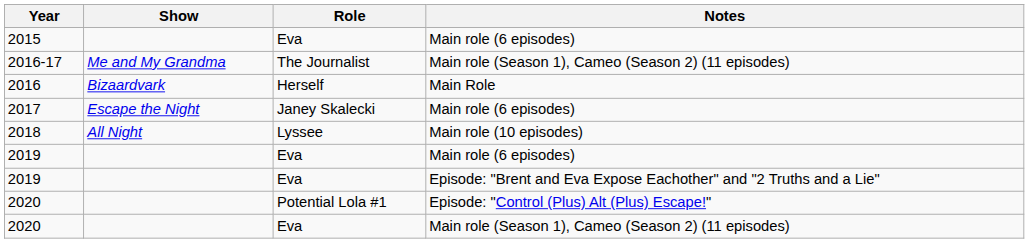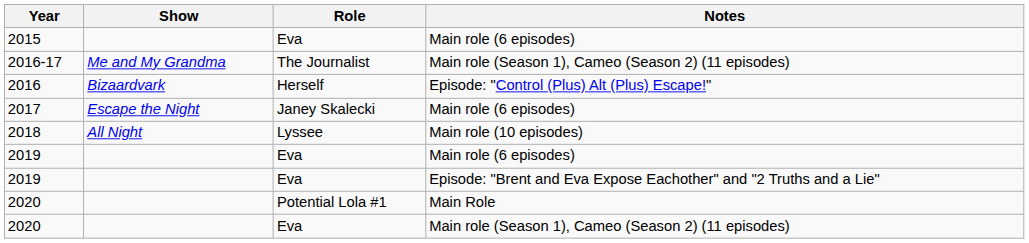(462, 86) Main Role -> (570, 86) Episode: "Control (Plus) Alt (Plus) Escape!"
(570, 202) Episode: "Control (Plus) Alt (Plus) Escape!" -> (462, 202) Main Role
